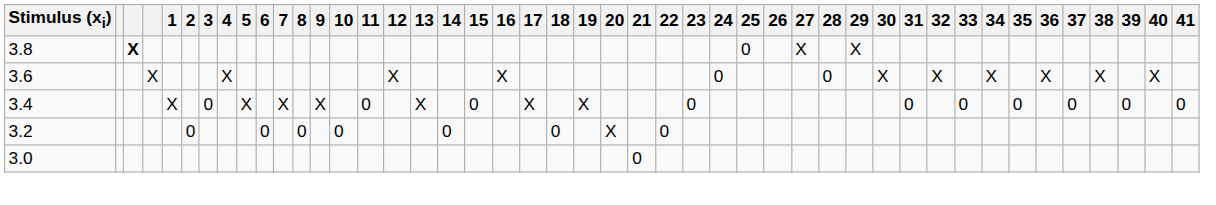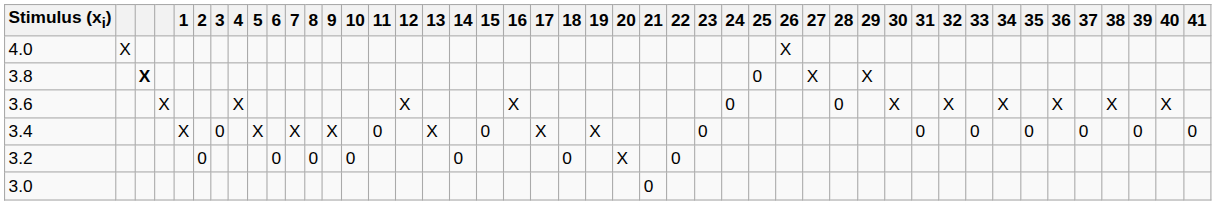+ row: (21, 49)
